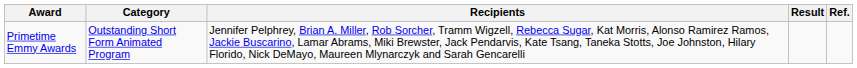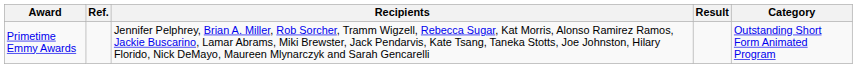columns swapped: (146, 13) <-> (840, 13)
